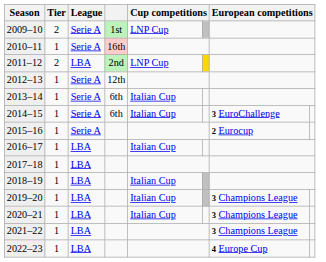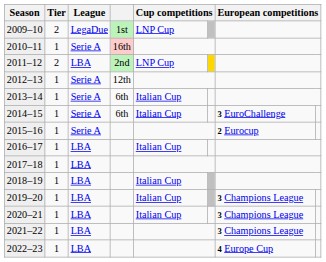(86, 29) Serie A -> (89, 29) LegaDue
